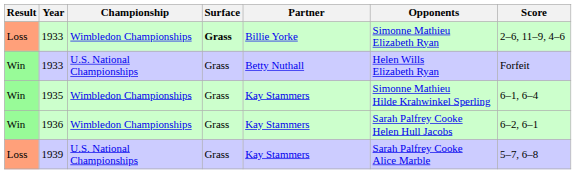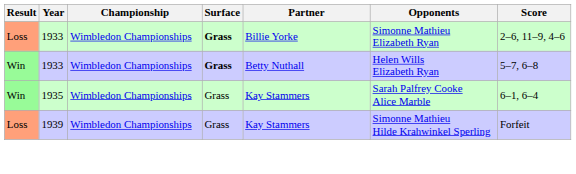(104, 65) U.S. National Championships -> (131, 65) Wimbledon Championships
(217, 65) normal -> (218, 65) bold
(515, 65) Forfeit -> (519, 65) 5–7, 6–8
(432, 95) Simonne Mathieu Hilde Krahwinkel Sperling -> (418, 95) Sarah Palfrey Cooke Alice Marble
- row: (16, 124)
(104, 154) U.S. National Championships -> (131, 124) Wimbledon Championships
(418, 154) Sarah Palfrey Cooke Alice Marble -> (432, 124) Simonne Mathieu Hilde Krahwinkel Sperling
(519, 154) 5–7, 6–8 -> (515, 124) Forfeit
